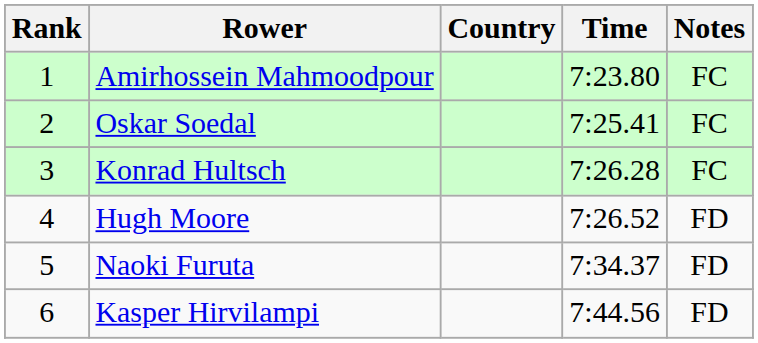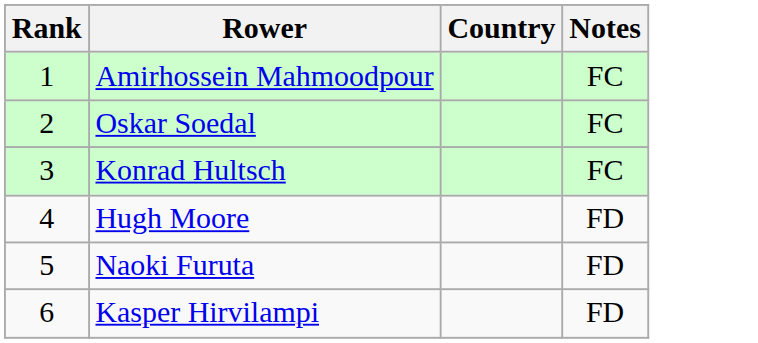- column: (615, 28)
